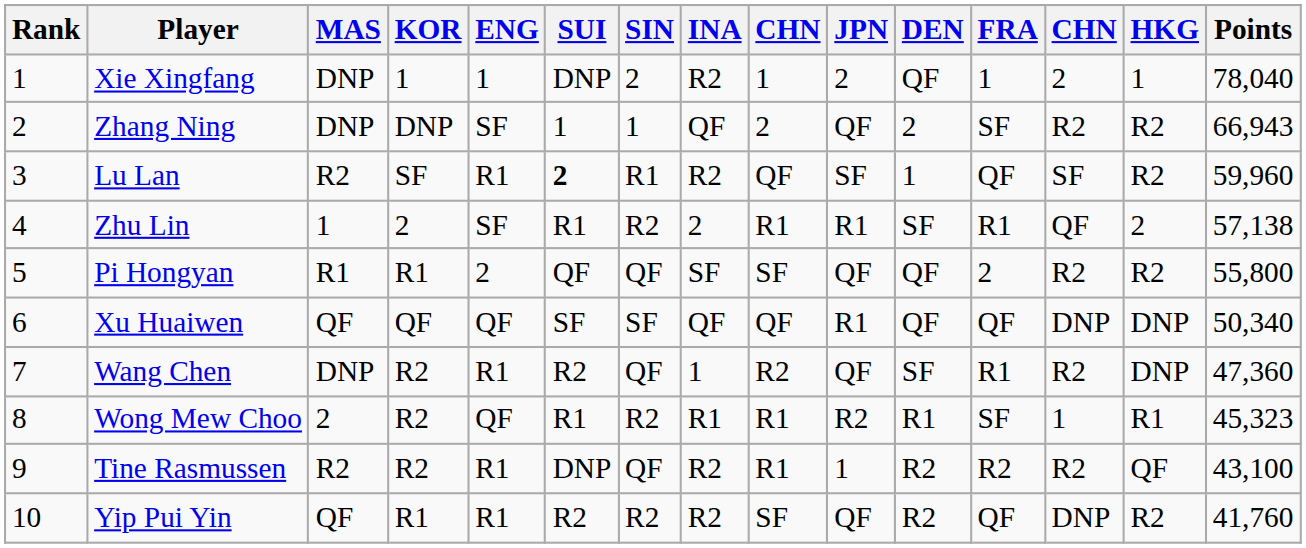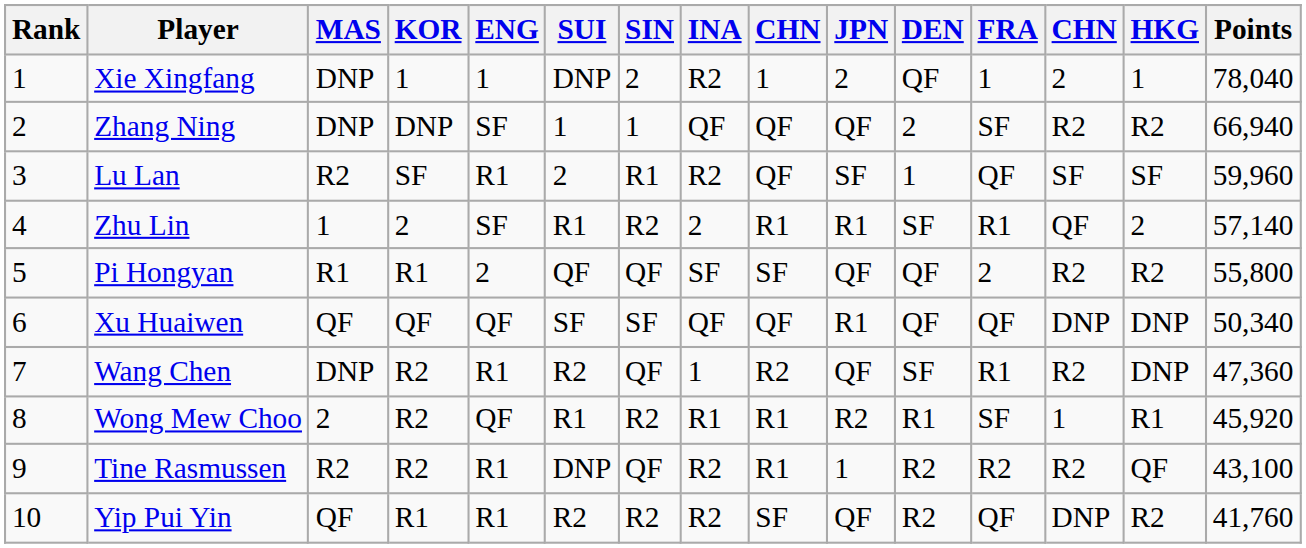(763, 126) 2 -> (774, 126) QF
(1253, 126) 66,943 -> (1253, 126) 66,940
(560, 175) bold -> (560, 175) normal
(1148, 175) R2 -> (1147, 175) SF
(1253, 224) 57,138 -> (1253, 224) 57,140
(1253, 419) 45,323 -> (1253, 419) 45,920
